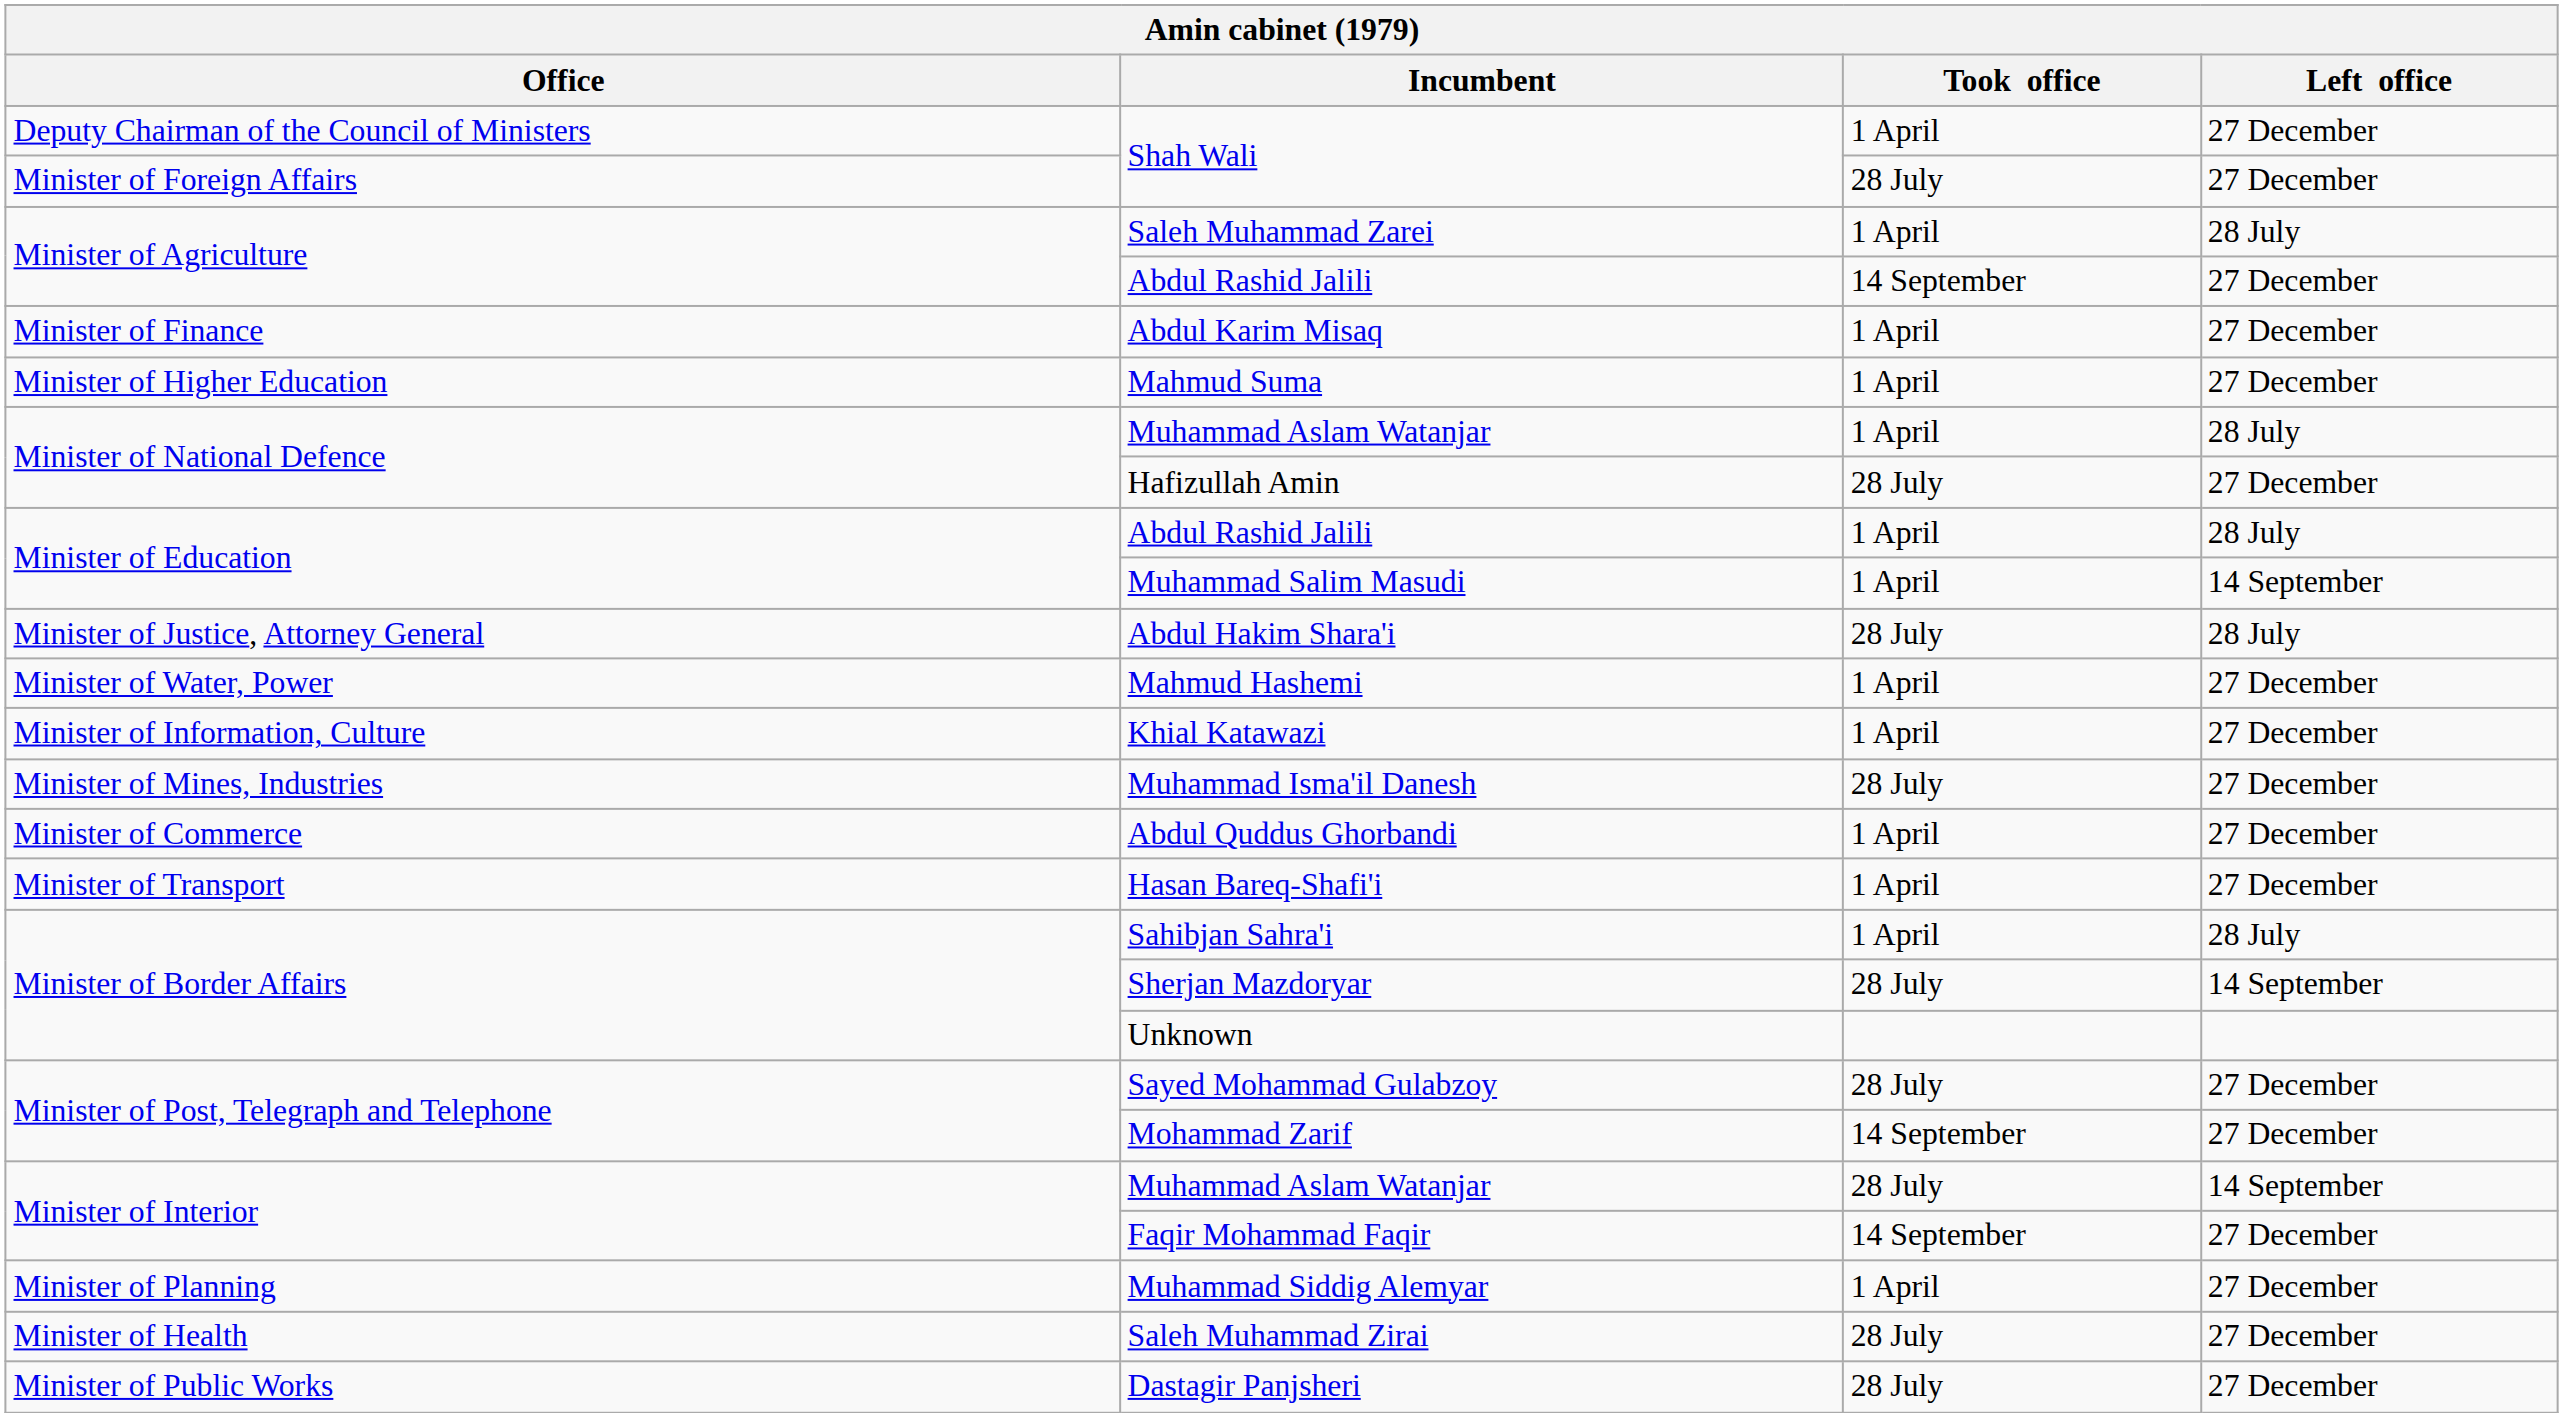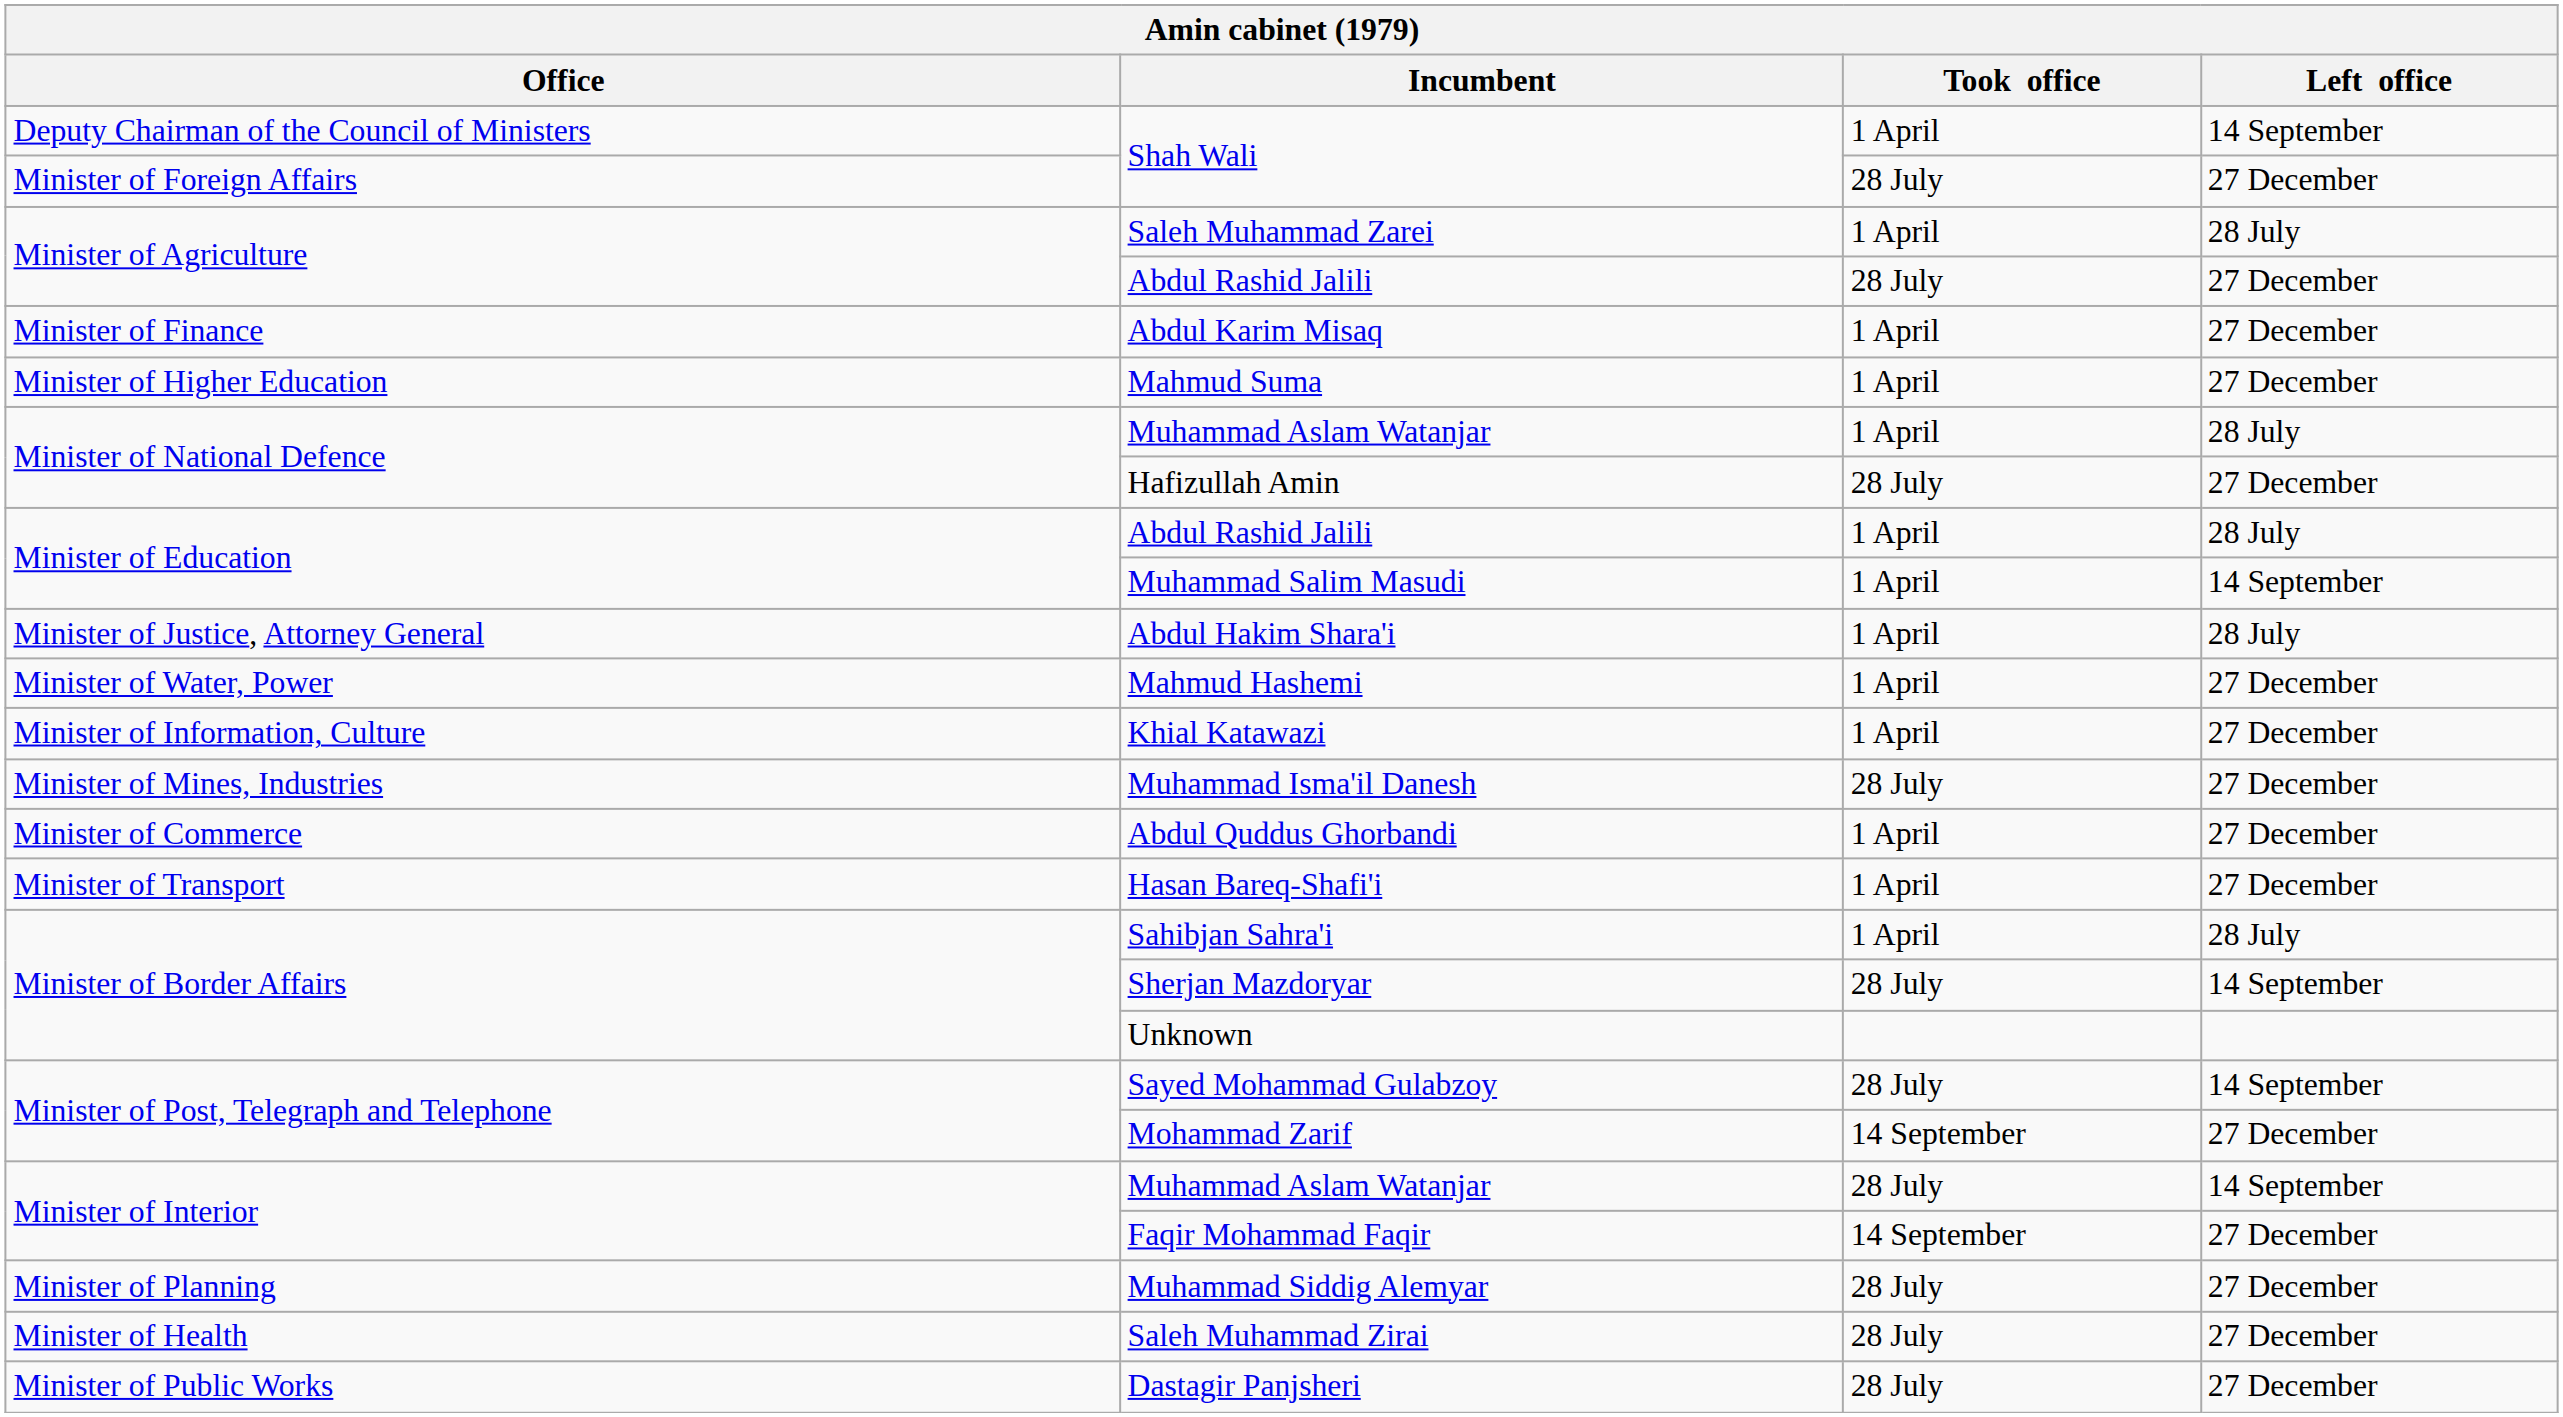(2293, 130) 27 December -> (2295, 130) 14 September
(1938, 280) 14 September -> (1897, 280) 28 July
(1897, 632) 28 July -> (1895, 632) 1 April
(2293, 1084) 27 December -> (2295, 1084) 14 September
(1895, 1285) 1 April -> (1897, 1285) 28 July
